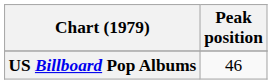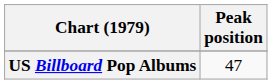(234, 65) 46 -> (234, 65) 47
